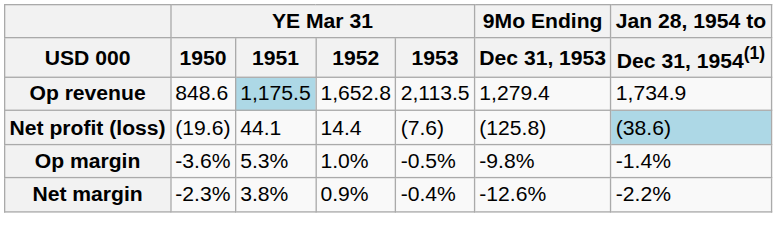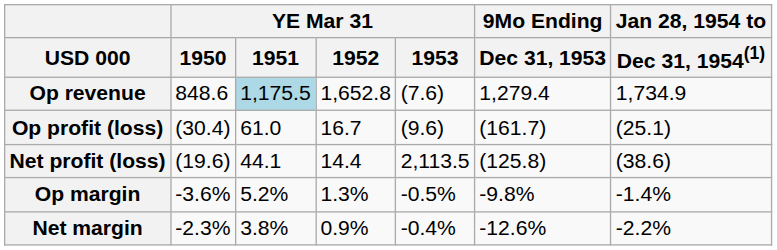(435, 93) 2,113.5 -> (422, 93) (7.6)
+ row: (88, 127)
(422, 127) (7.6) -> (435, 160) 2,113.5
(643, 127) lightblue background -> (643, 160) no background
(264, 160) 5.3% -> (264, 194) 5.2%
(344, 160) 1.0% -> (344, 194) 1.3%
